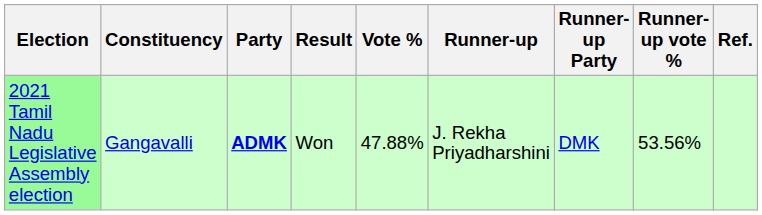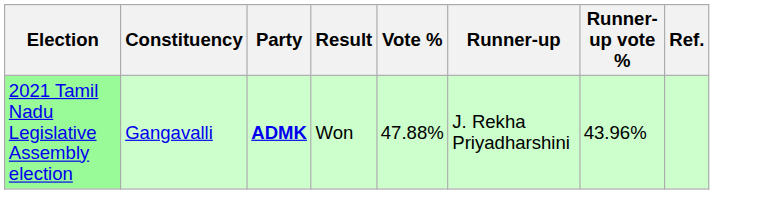- column: (594, 40)
(670, 142) 53.56% -> (615, 132) 43.96%
